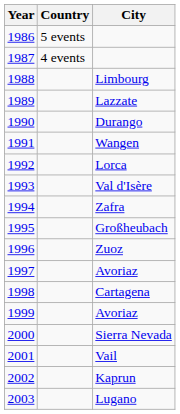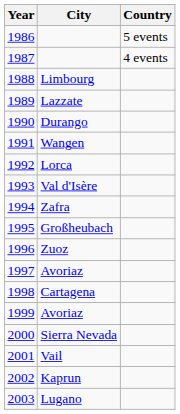columns swapped: (65, 15) <-> (134, 15)
